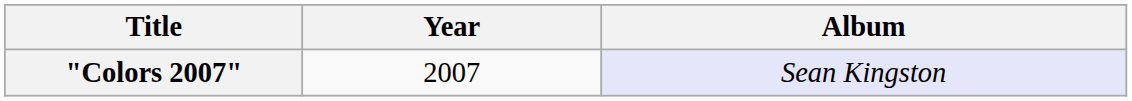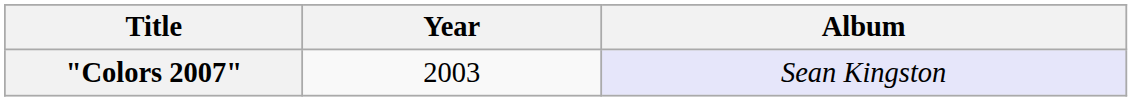(452, 72) 2007 -> (452, 72) 2003
